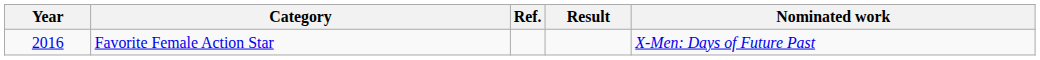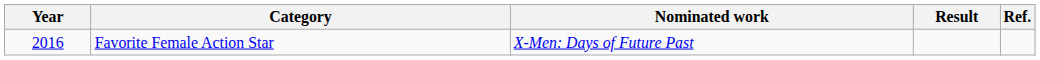columns swapped: (833, 17) <-> (528, 17)
